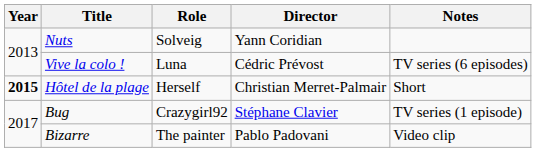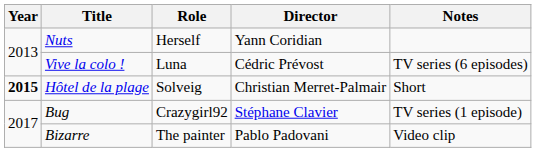(179, 40) Solveig -> (178, 40) Herself
(178, 87) Herself -> (179, 87) Solveig
